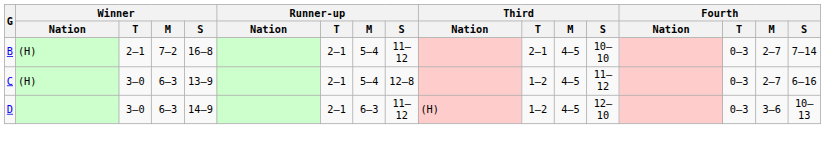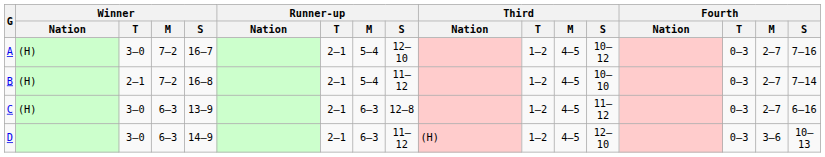+ row: (10, 52)
(538, 52) 2–1 -> (538, 81) 1–2
(369, 81) 5–4 -> (369, 109) 6–3
